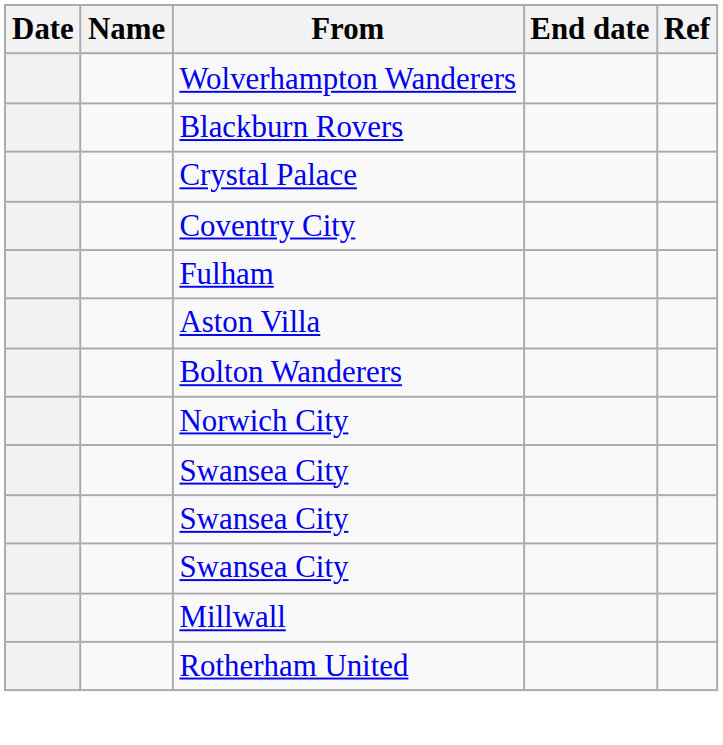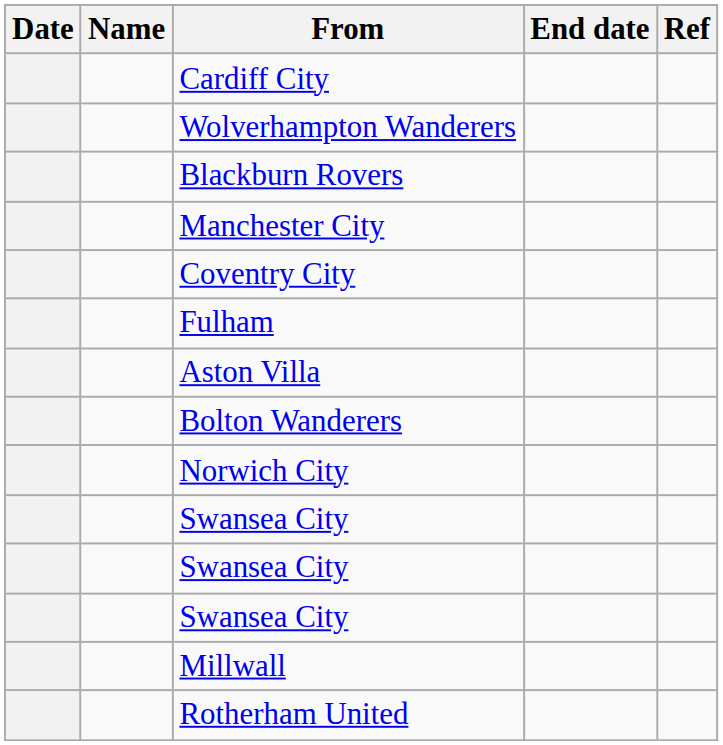+ row: (43, 78)
+ row: (43, 225)
- row: (43, 176)
